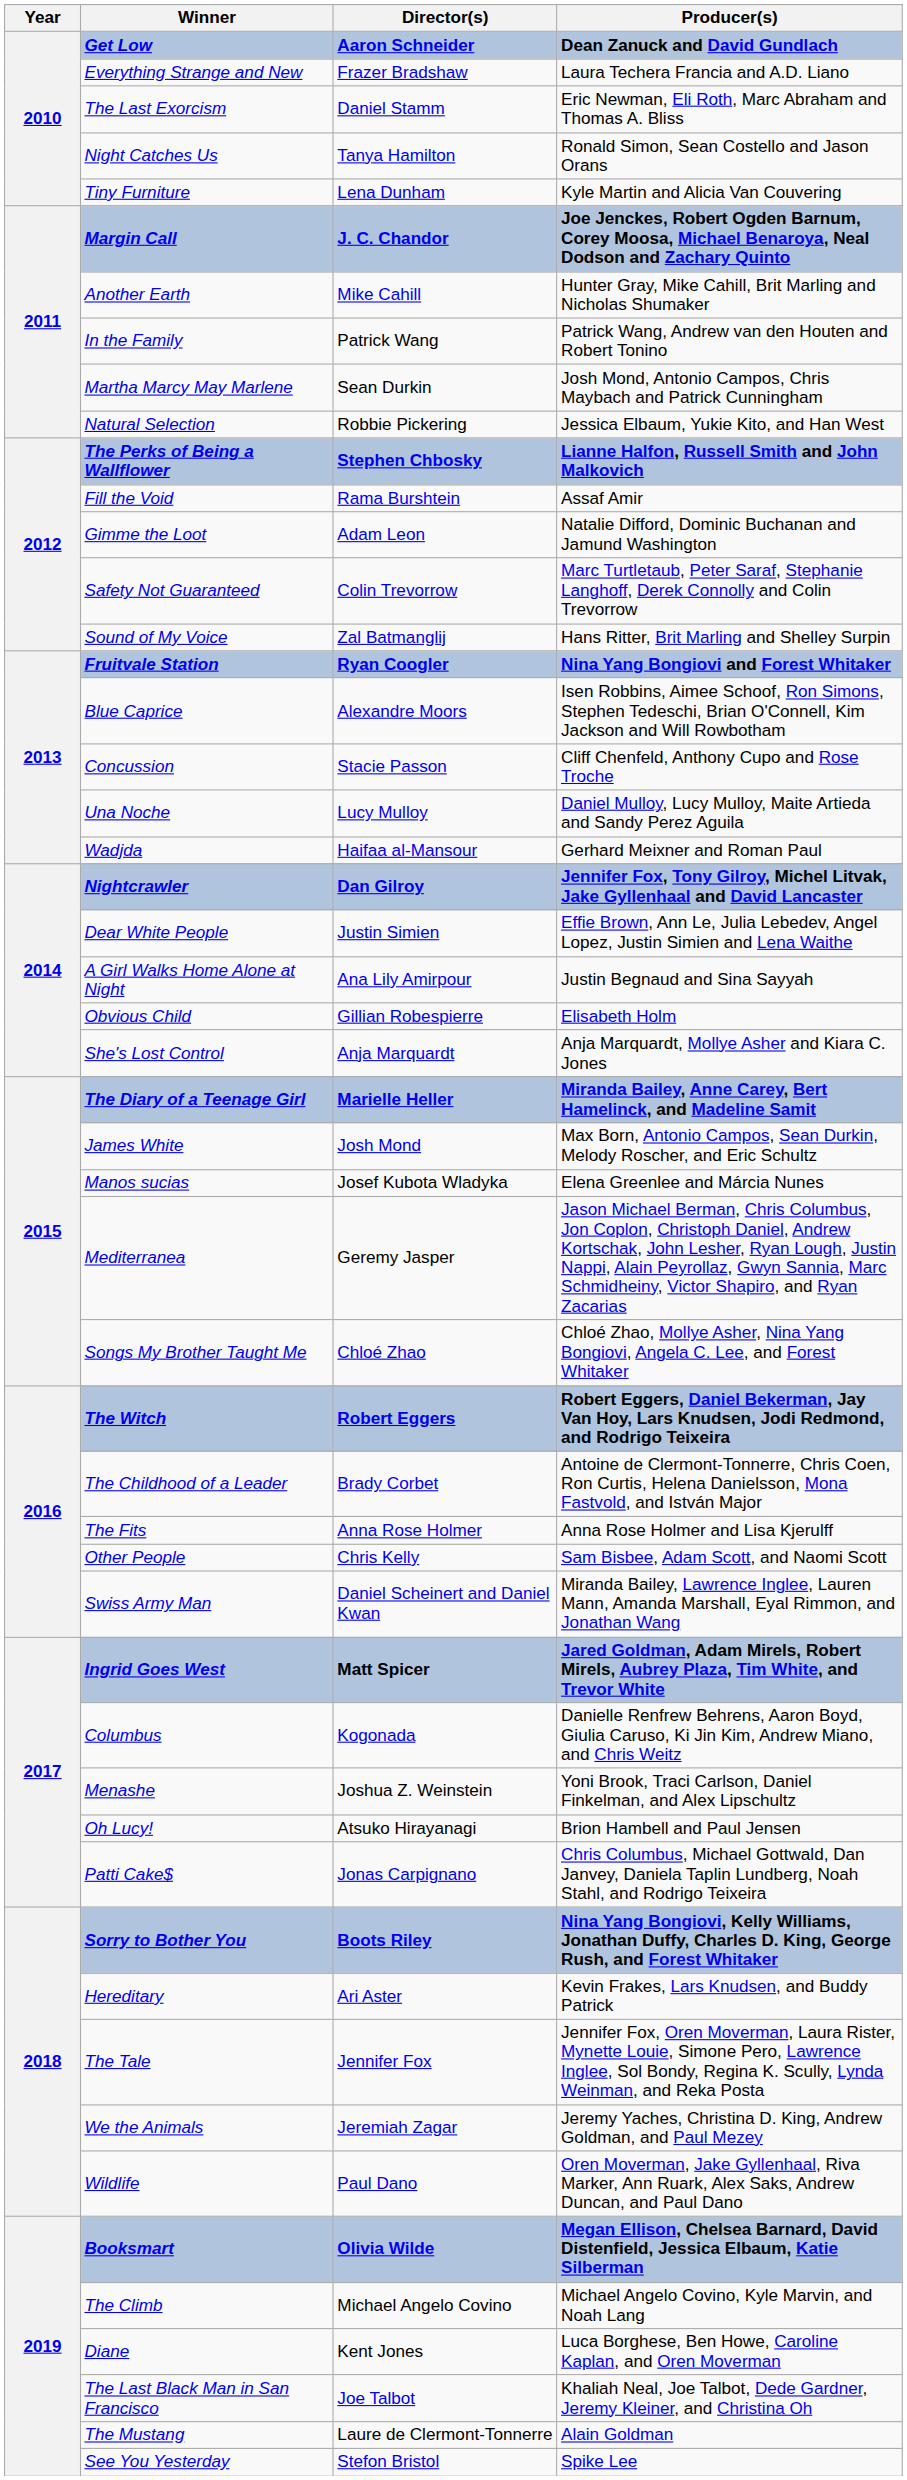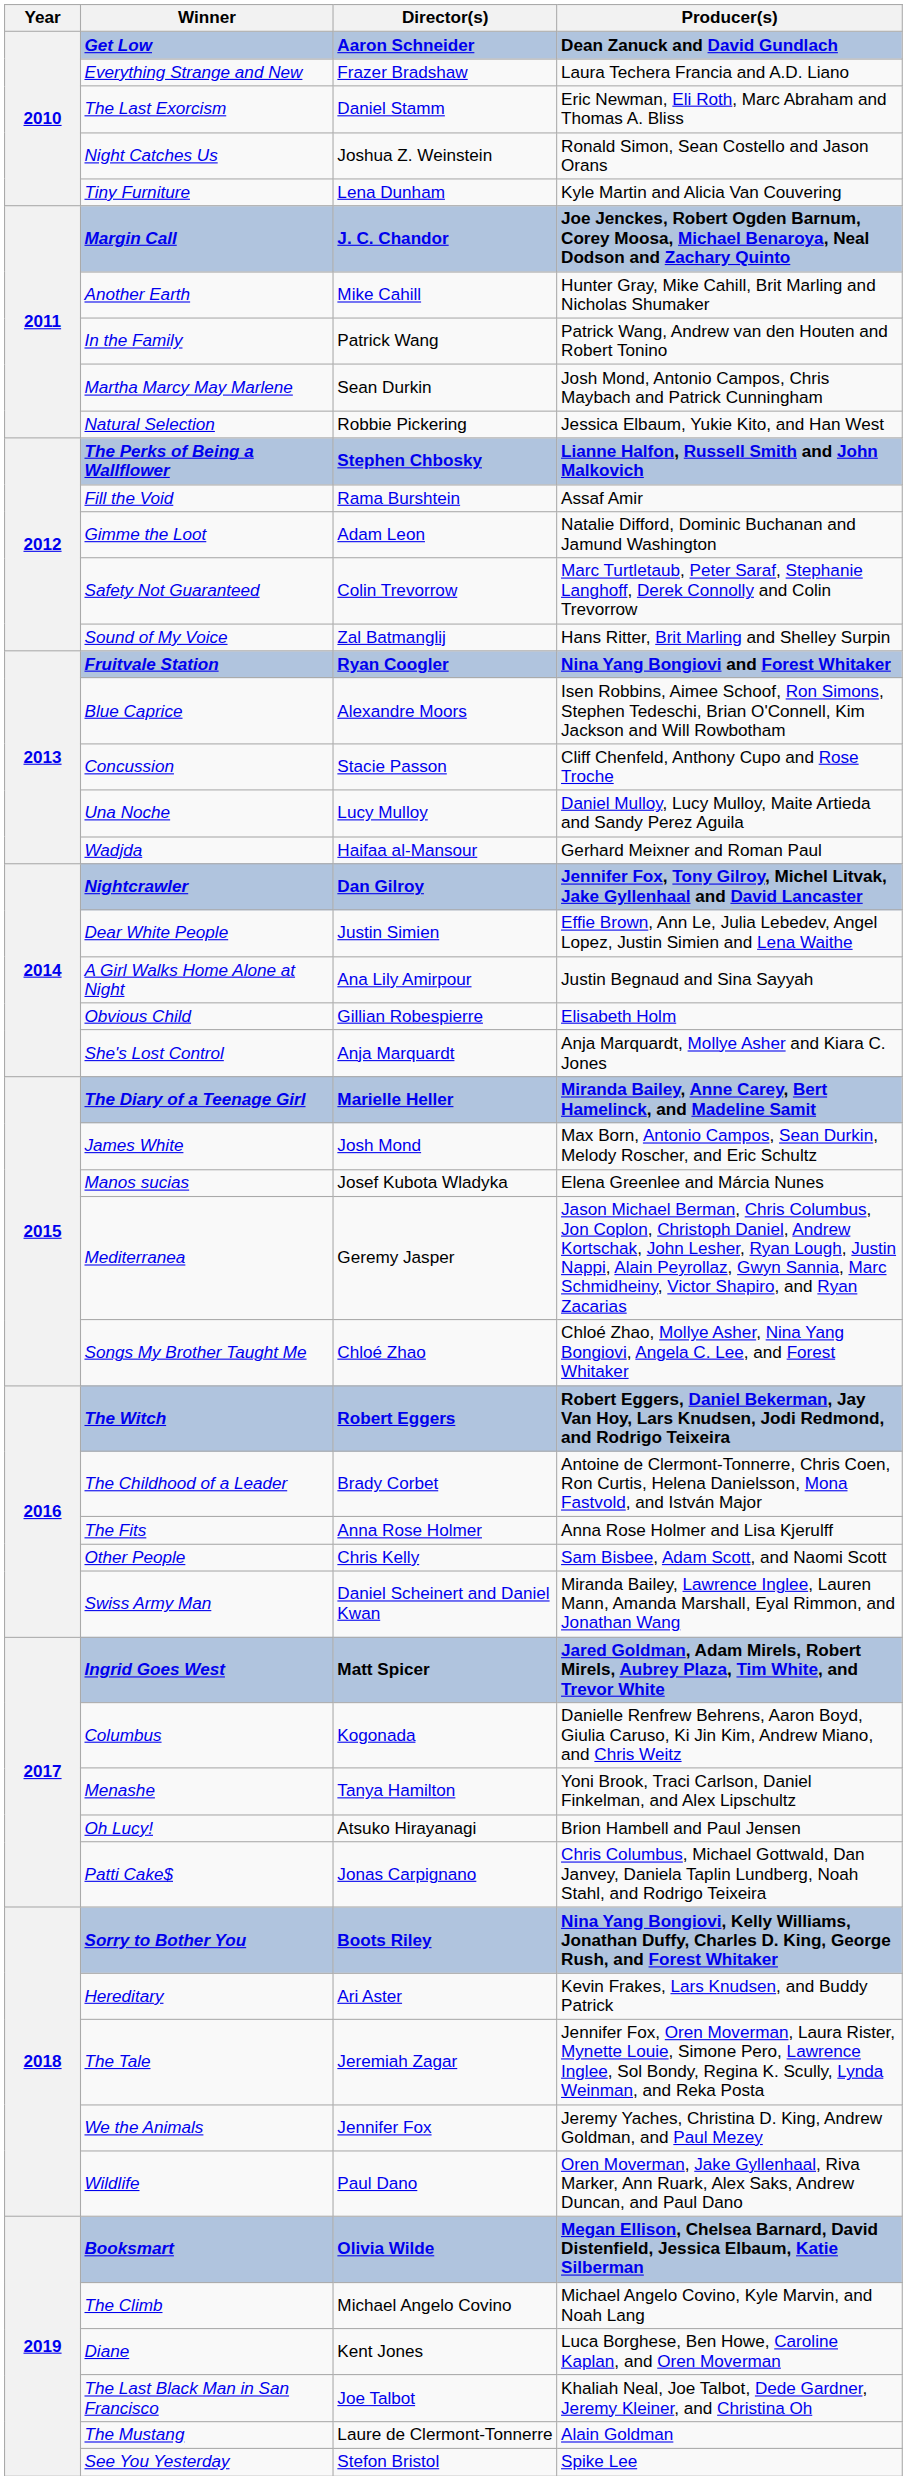(396, 155) Tanya Hamilton -> (415, 155) Joshua Z. Weinstein
(415, 1791) Joshua Z. Weinstein -> (396, 1791) Tanya Hamilton
(384, 2061) Jennifer Fox -> (397, 2061) Jeremiah Zagar
(397, 2127) Jeremiah Zagar -> (384, 2127) Jennifer Fox
